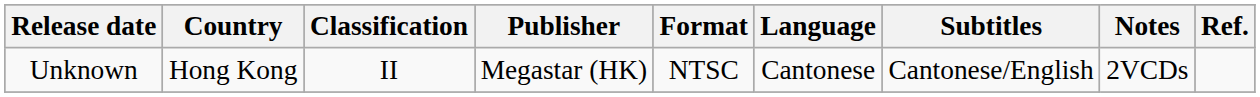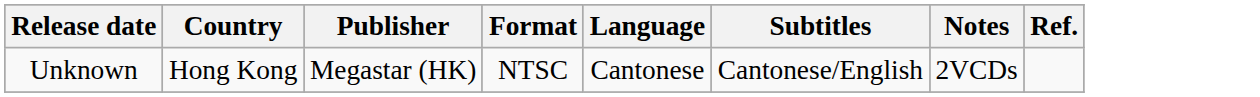- column: (389, 26)
